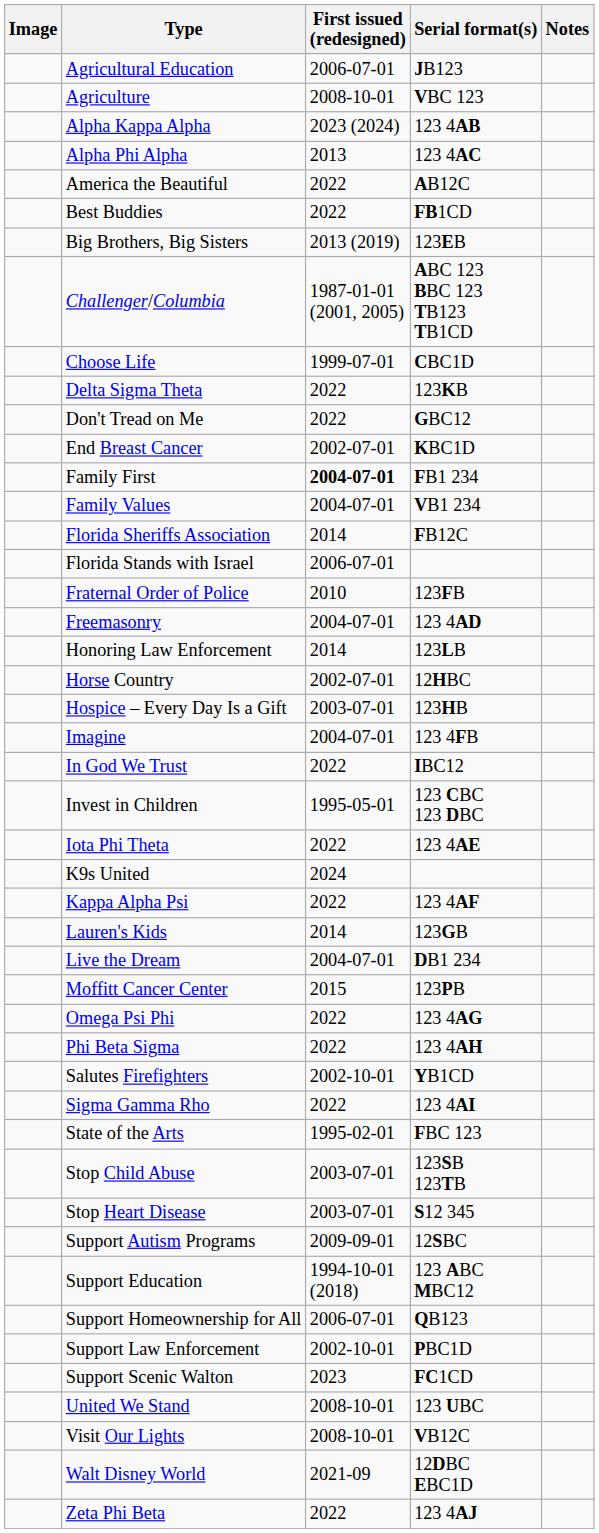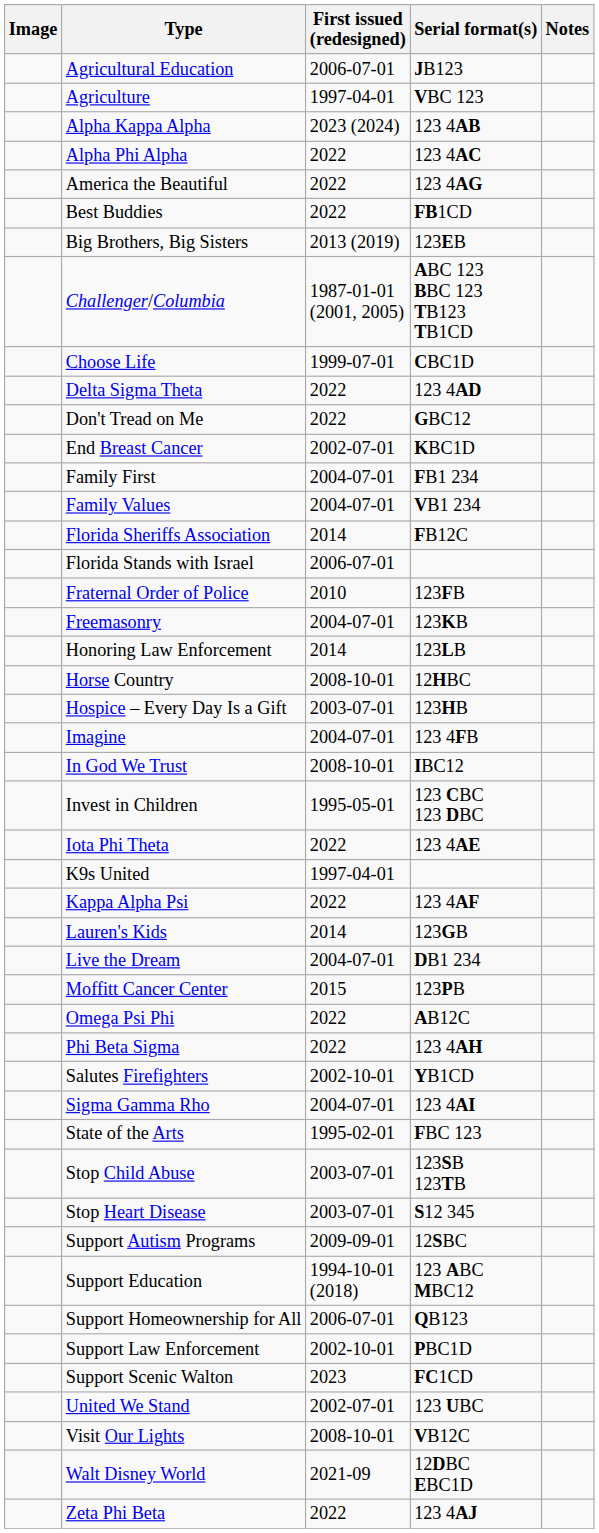(352, 97) 2008-10-01 -> (352, 97) 1997-04-01
(328, 155) 2013 -> (328, 155) 2022
(442, 184) AB12C -> (448, 184) 123 4AG
(441, 390) 123KB -> (448, 390) 123 4AD
(352, 477) bold -> (352, 477) normal
(448, 621) 123 4AD -> (441, 621) 123KB
(352, 679) 2002-07-01 -> (352, 679) 2008-10-01
(328, 766) 2022 -> (352, 766) 2008-10-01
(328, 873) 2024 -> (352, 873) 1997-04-01
(448, 1018) 123 4AG -> (442, 1018) AB12C
(328, 1105) 2022 -> (352, 1105) 2004-07-01
(352, 1406) 2008-10-01 -> (352, 1406) 2002-07-01
